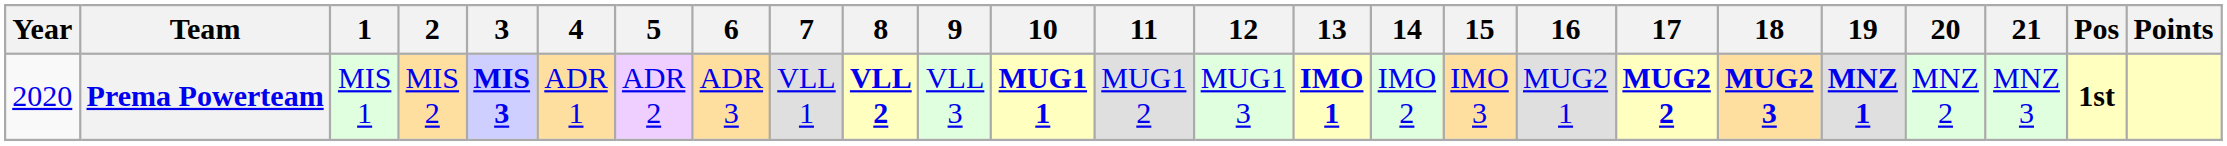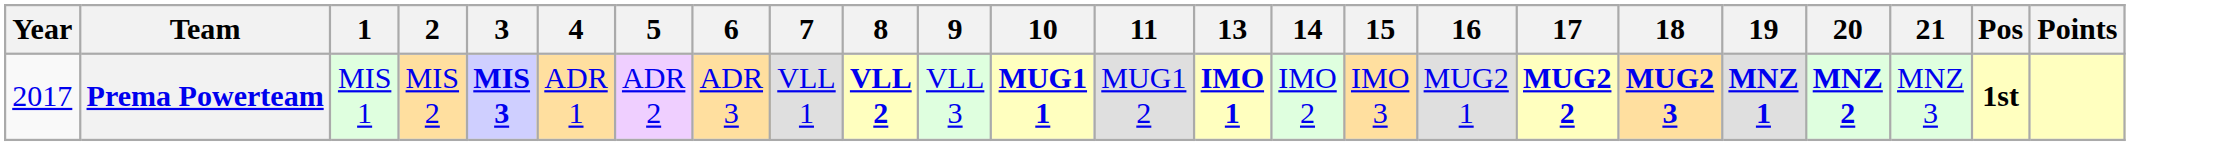- column: (1243, 28)
(42, 96) 2020 -> (42, 96) 2017
(1945, 96) normal -> (1848, 96) bold
